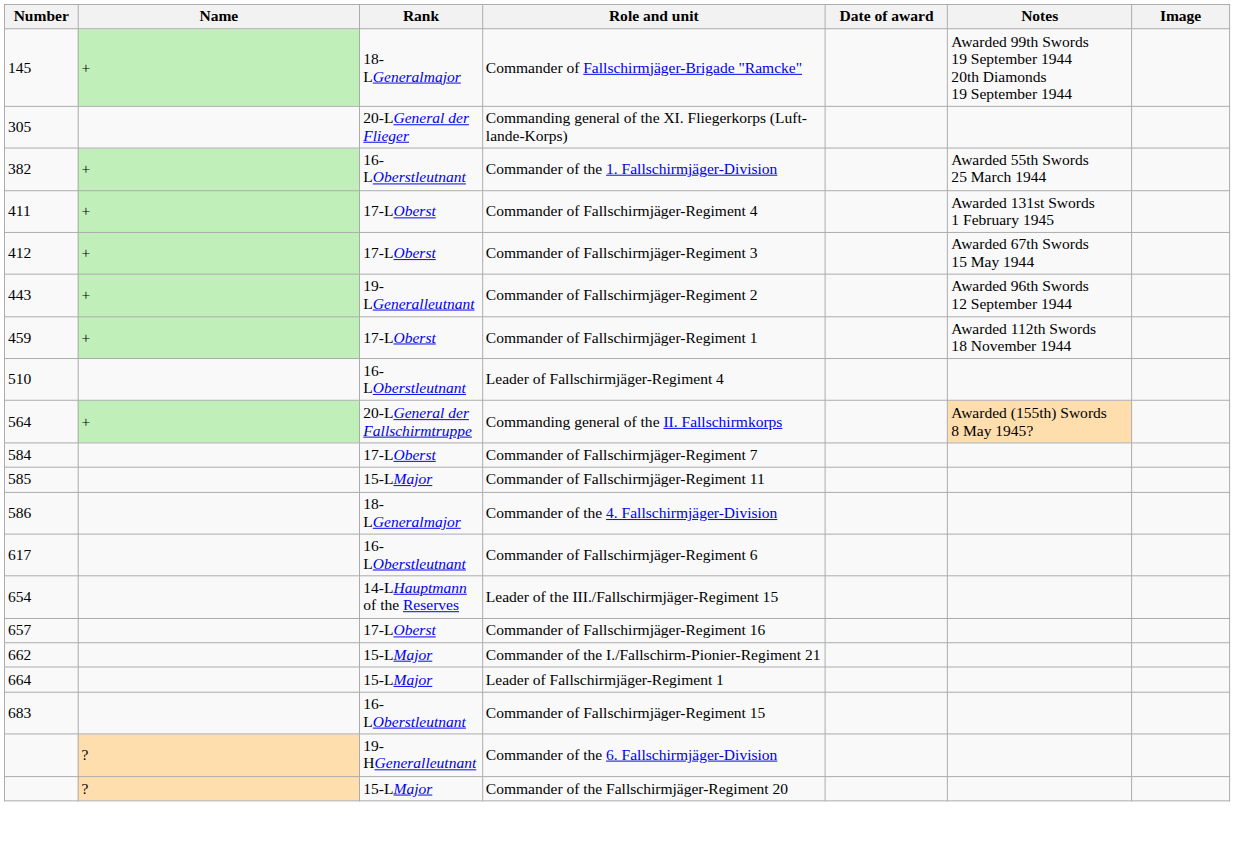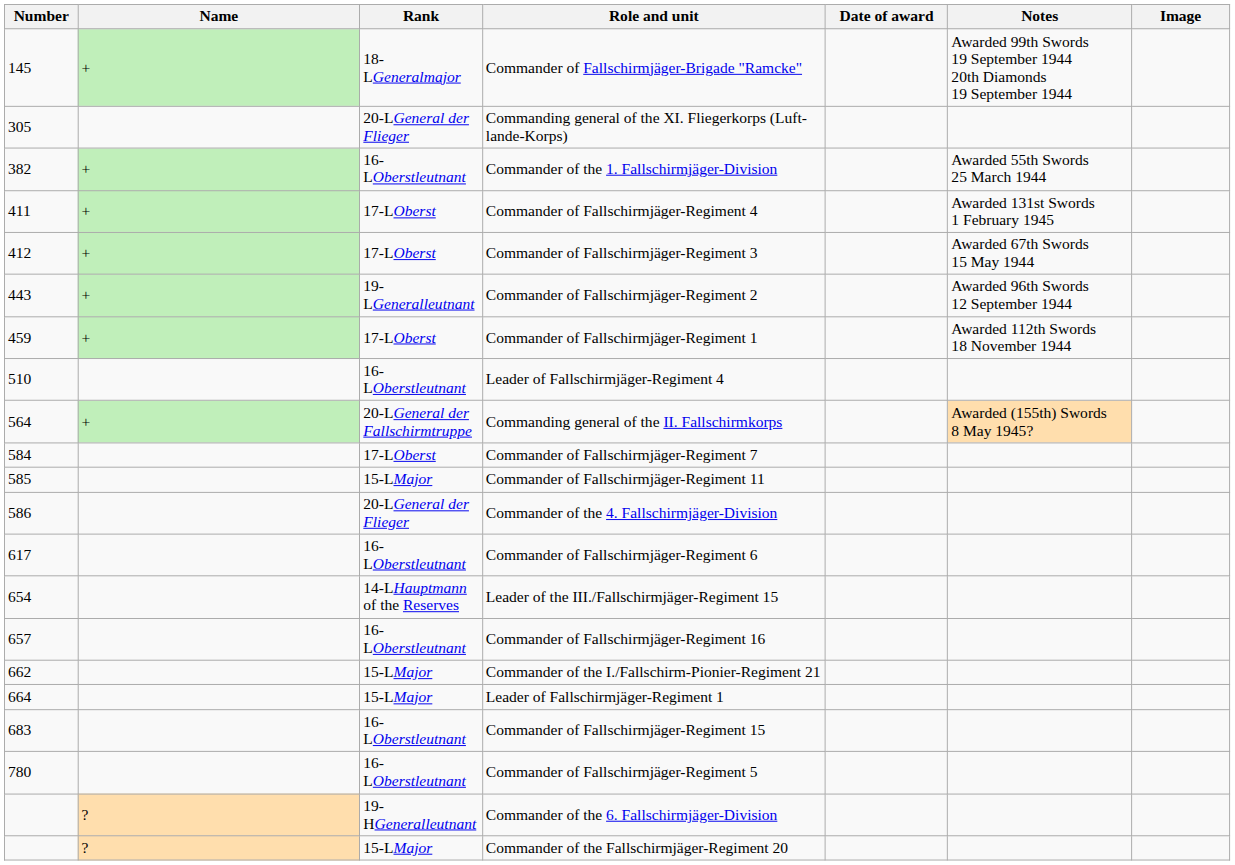(412, 512) 18-LGeneralmajor -> (416, 512) 20-LGeneral der Flieger
(400, 630) 17-LOberst -> (415, 639) 16-LOberstleutnant
+ row: (622, 772)
